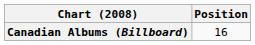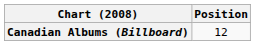(221, 32) 16 -> (221, 32) 12
